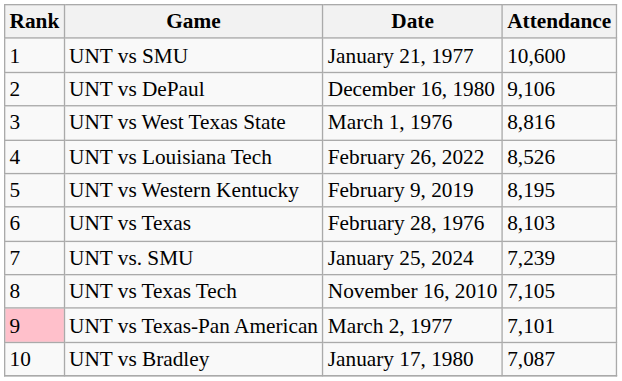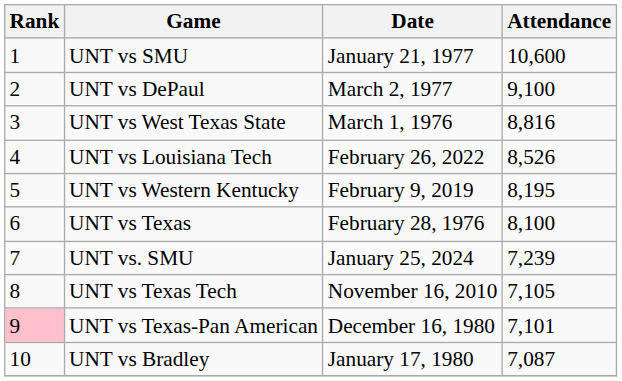(411, 88) December 16, 1980 -> (390, 88) March 2, 1977
(531, 88) 9,106 -> (531, 88) 9,100
(531, 223) 8,103 -> (531, 223) 8,100
(390, 325) March 2, 1977 -> (411, 325) December 16, 1980
